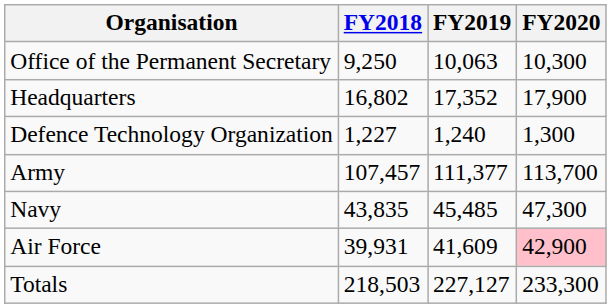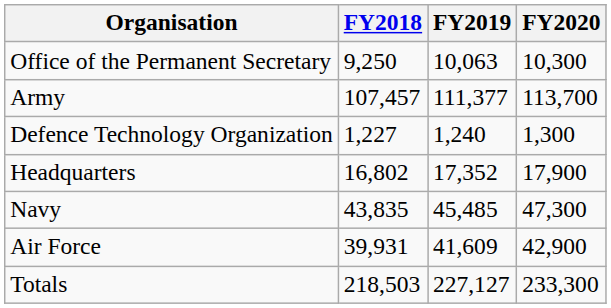rows swapped: (73, 97) <-> (38, 172)
(555, 246) pink background -> (555, 246) no background
